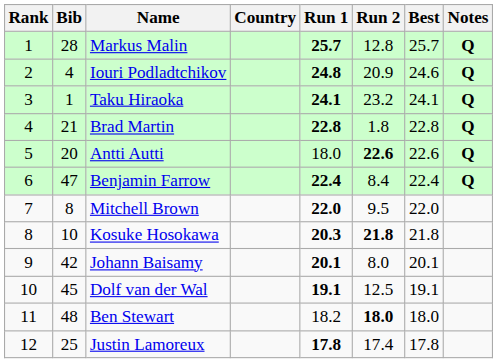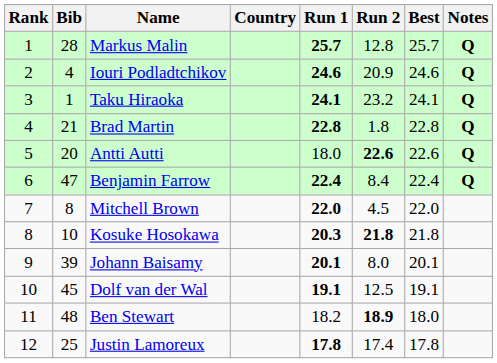(326, 72) 24.8 -> (326, 72) 24.6
(378, 208) 9.5 -> (378, 208) 4.5
(69, 262) 42 -> (69, 262) 39
(378, 316) 18.0 -> (378, 316) 18.9
